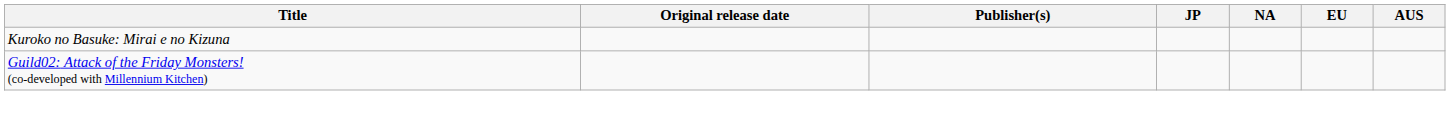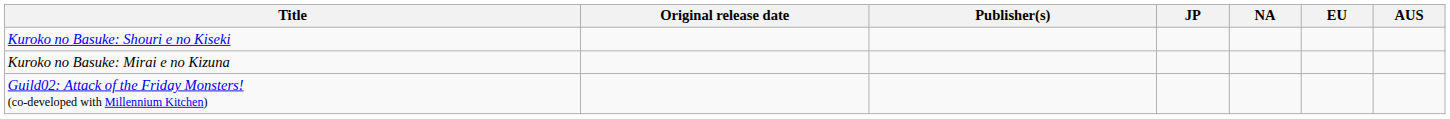+ row: (119, 39)
